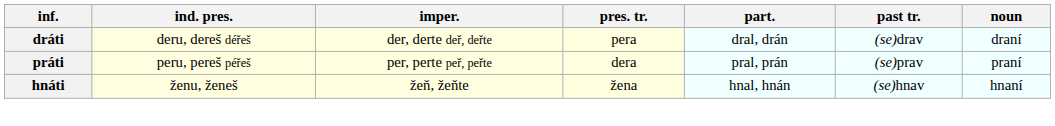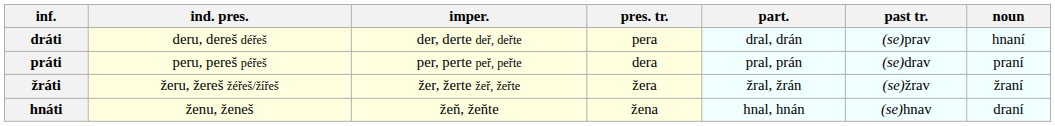(899, 39) (se)drav -> (906, 39) (se)prav
(1006, 39) draní -> (1008, 39) hnaní
(899, 62) (se)prav -> (906, 62) (se)drav
+ row: (46, 86)
(1006, 86) hnaní -> (1008, 109) draní
